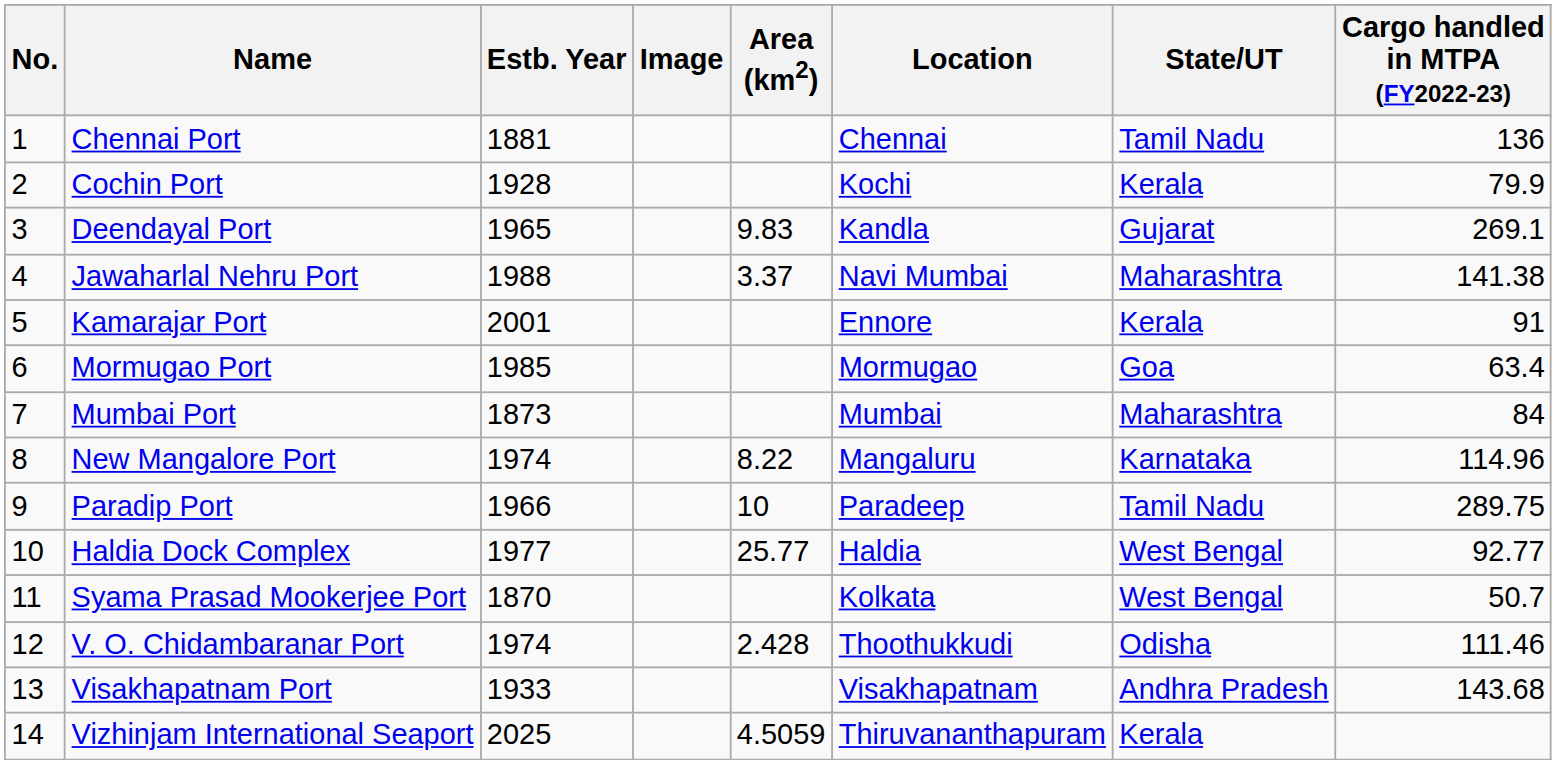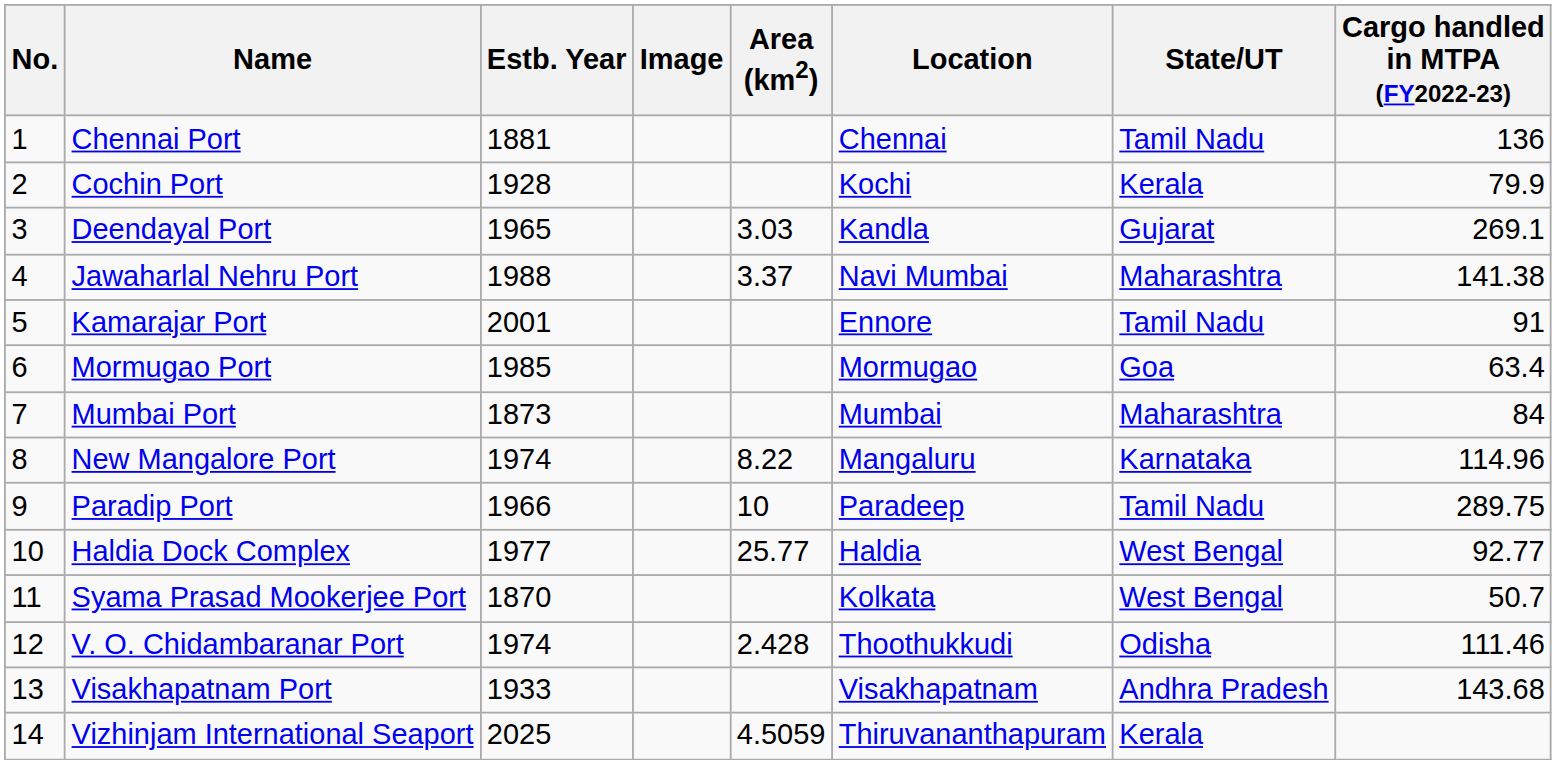(765, 230) 9.83 -> (765, 230) 3.03
(1161, 322) Kerala -> (1192, 322) Tamil Nadu
